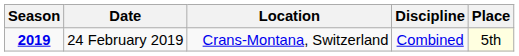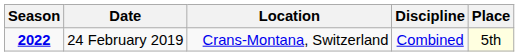(34, 40) 2019 -> (34, 40) 2022
